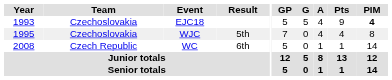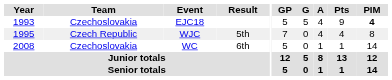(104, 34) Czechoslovakia -> (104, 34) Czech Republic
(104, 46) Czech Republic -> (104, 46) Czechoslovakia
